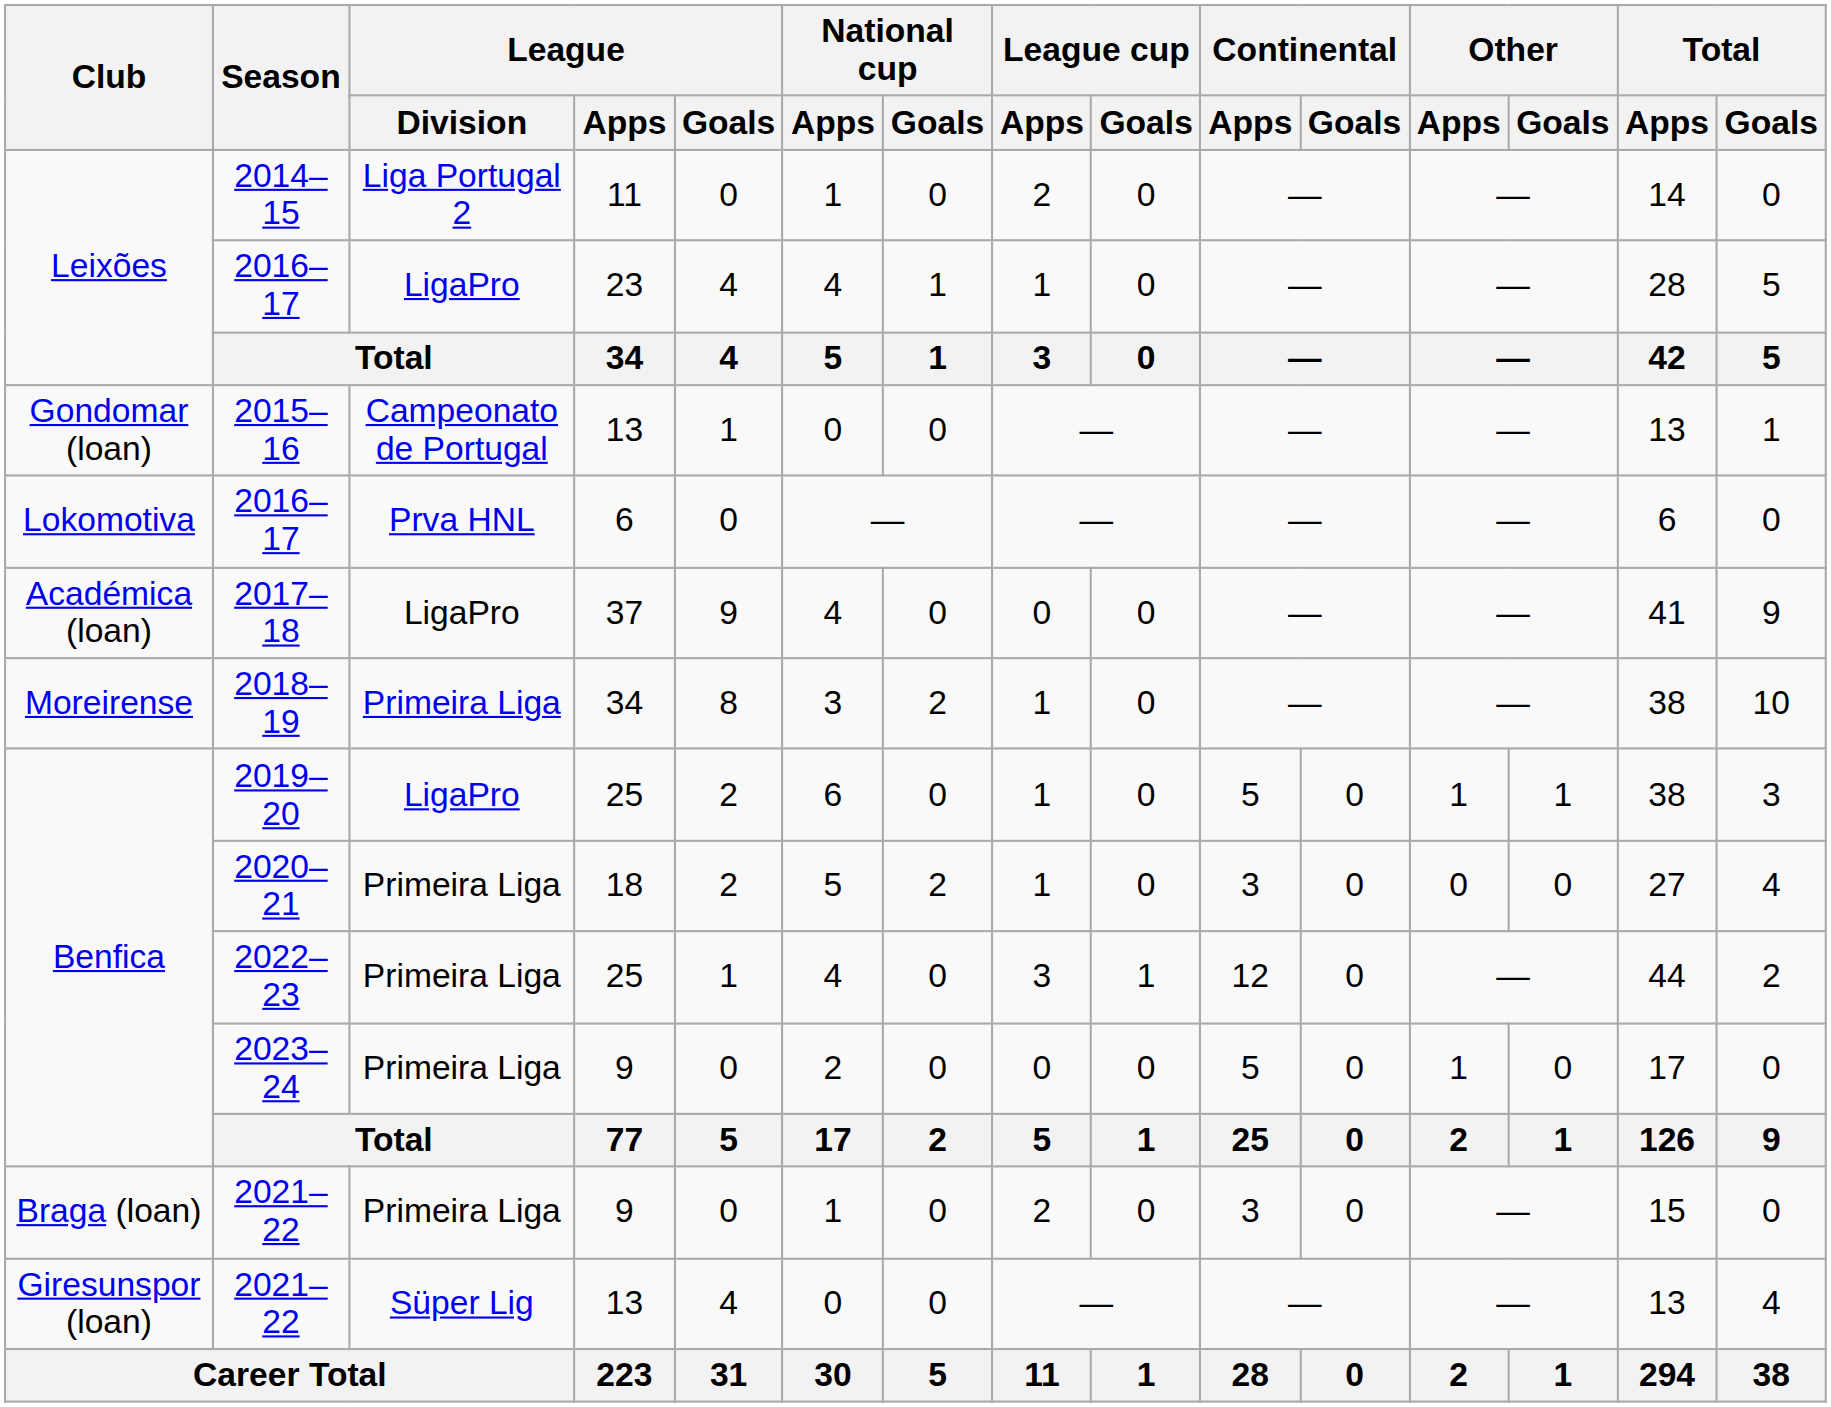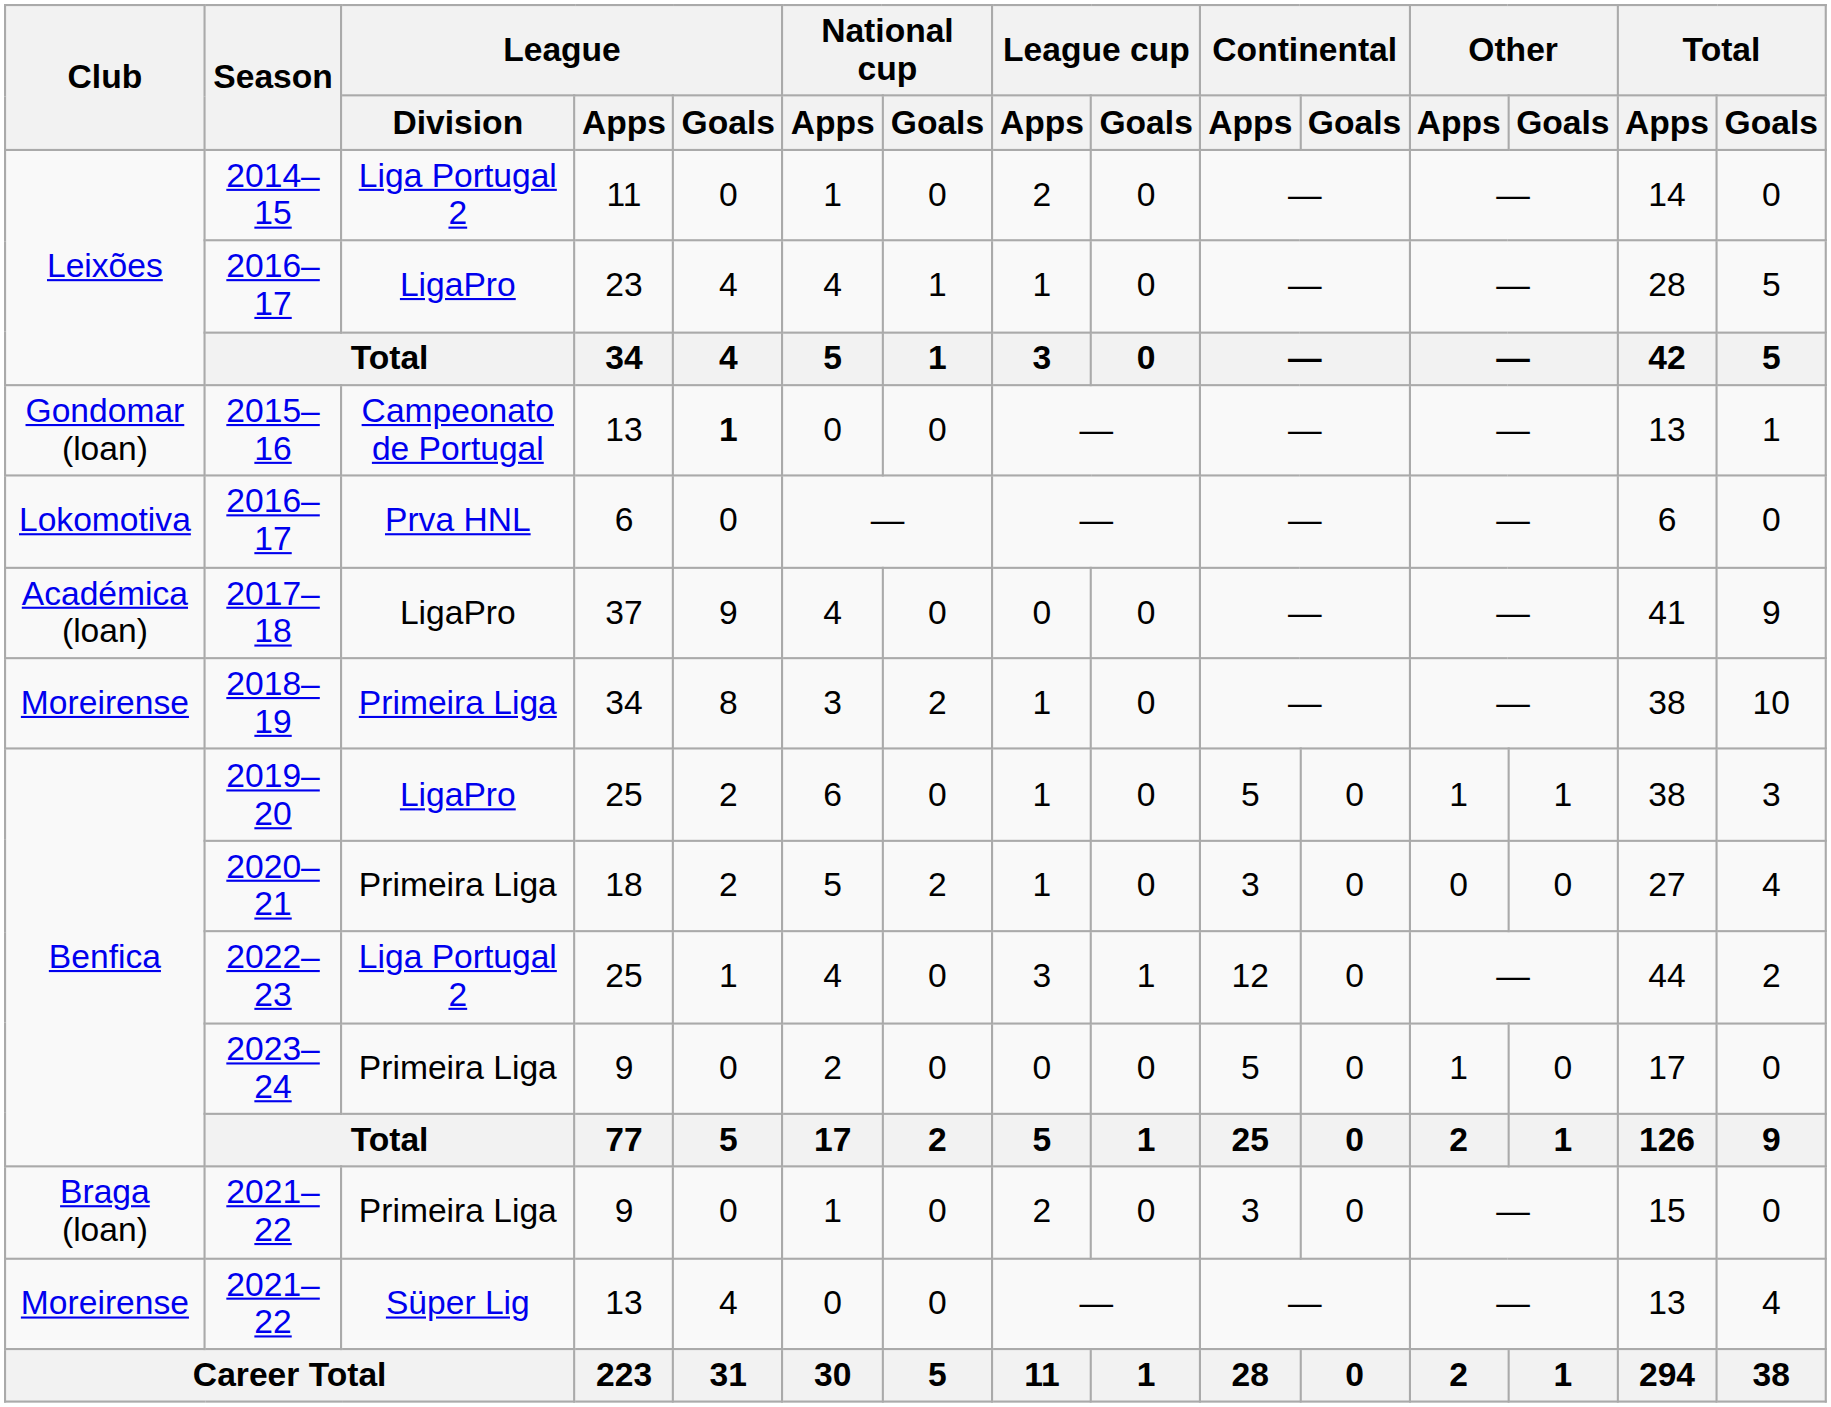(729, 429) normal -> (728, 429) bold
(462, 976) Primeira Liga -> (458, 976) Liga Portugal 2
(109, 1302) Giresunspor (loan) -> (105, 1302) Moreirense
